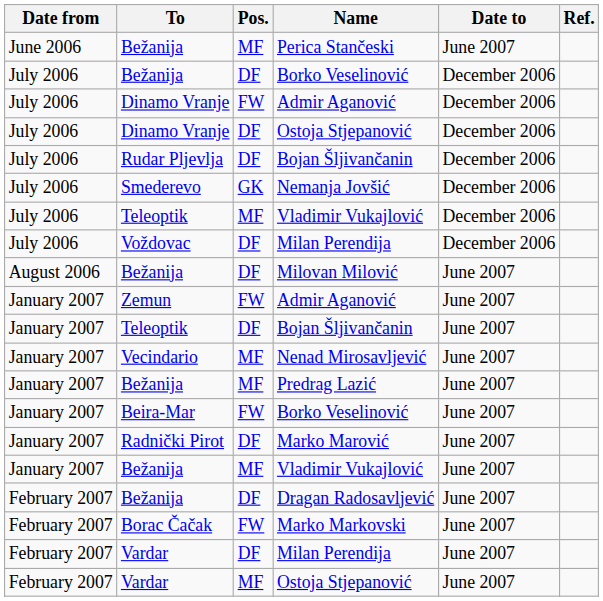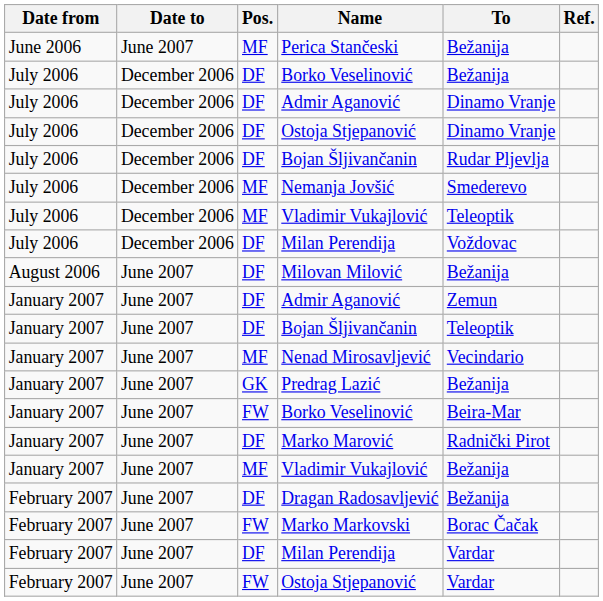columns swapped: (499, 18) <-> (175, 18)
(251, 103) FW -> (253, 103) DF
(251, 187) GK -> (255, 187) MF
(251, 300) FW -> (253, 300) DF
(251, 384) MF -> (255, 384) GK
(251, 581) MF -> (255, 581) FW
